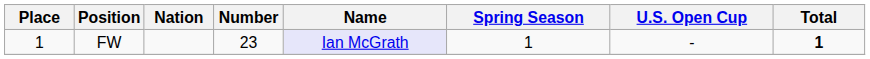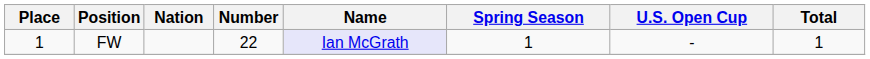(249, 42) 23 -> (249, 42) 22
(819, 42) bold -> (819, 42) normal
